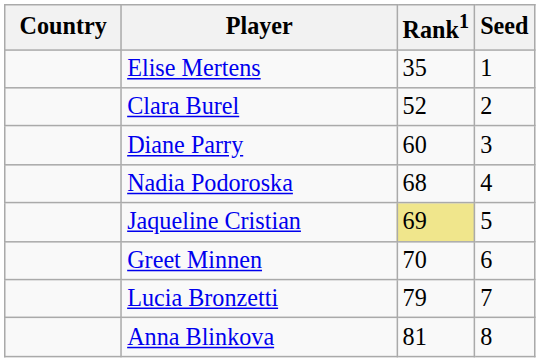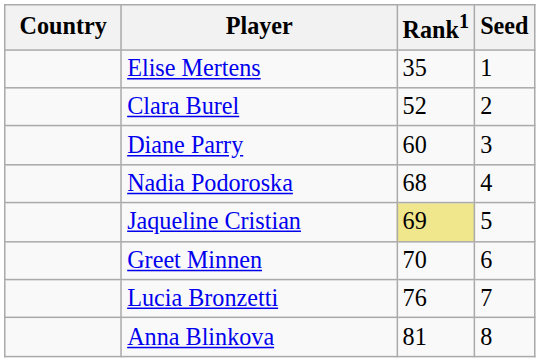(415, 298) 79 -> (415, 298) 76
